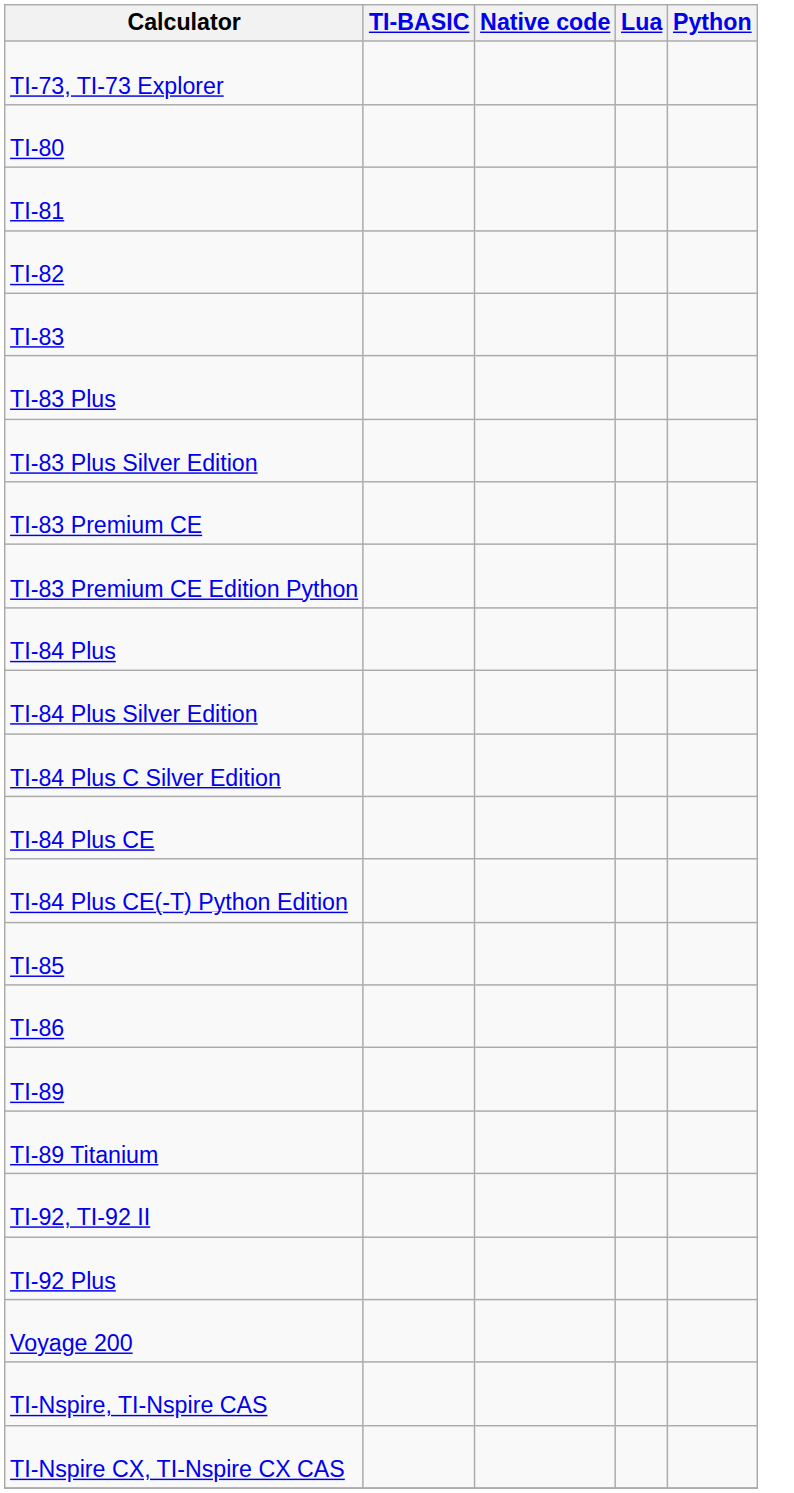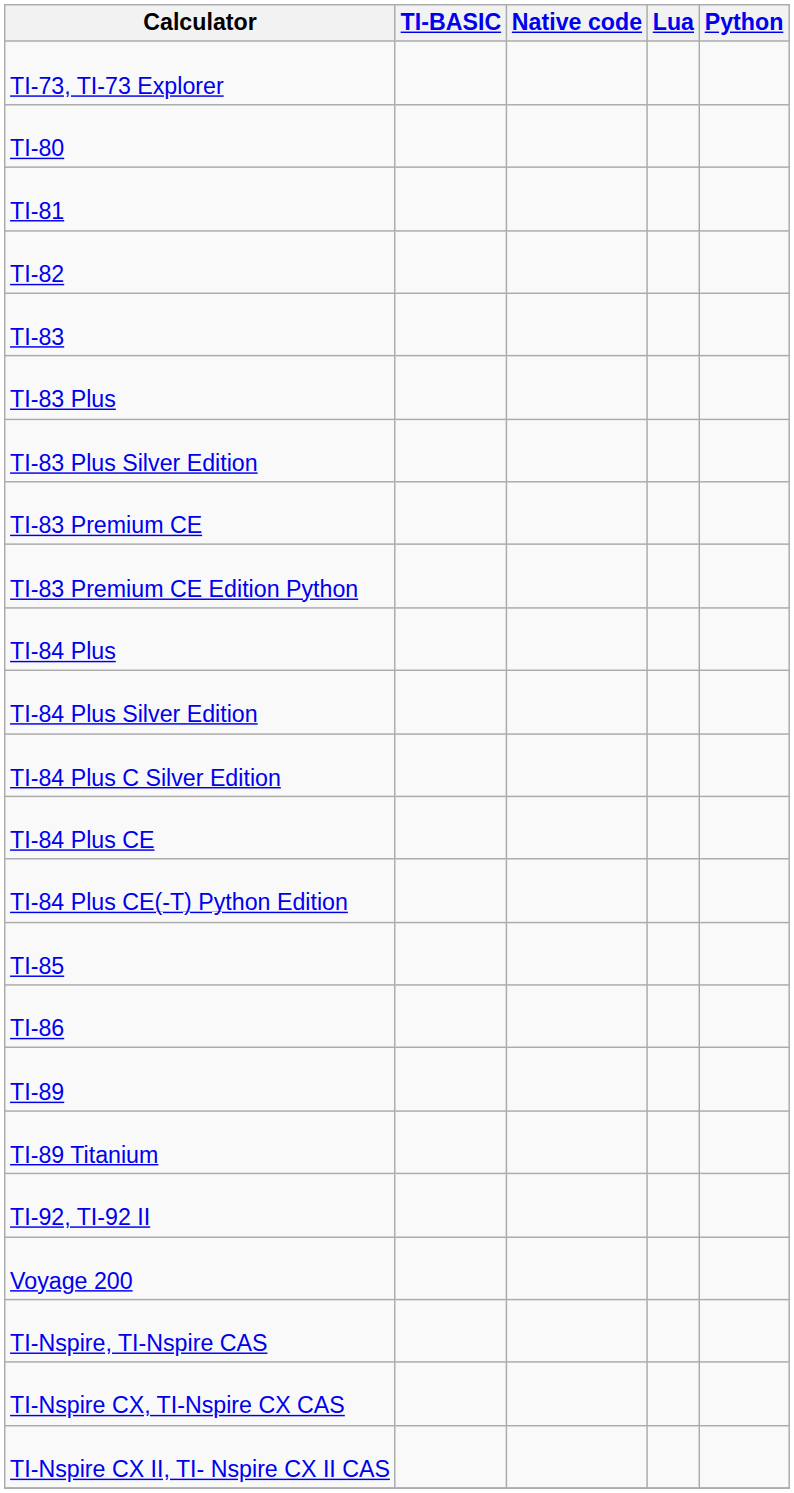- row: (63, 1280)
+ row: (200, 1469)
